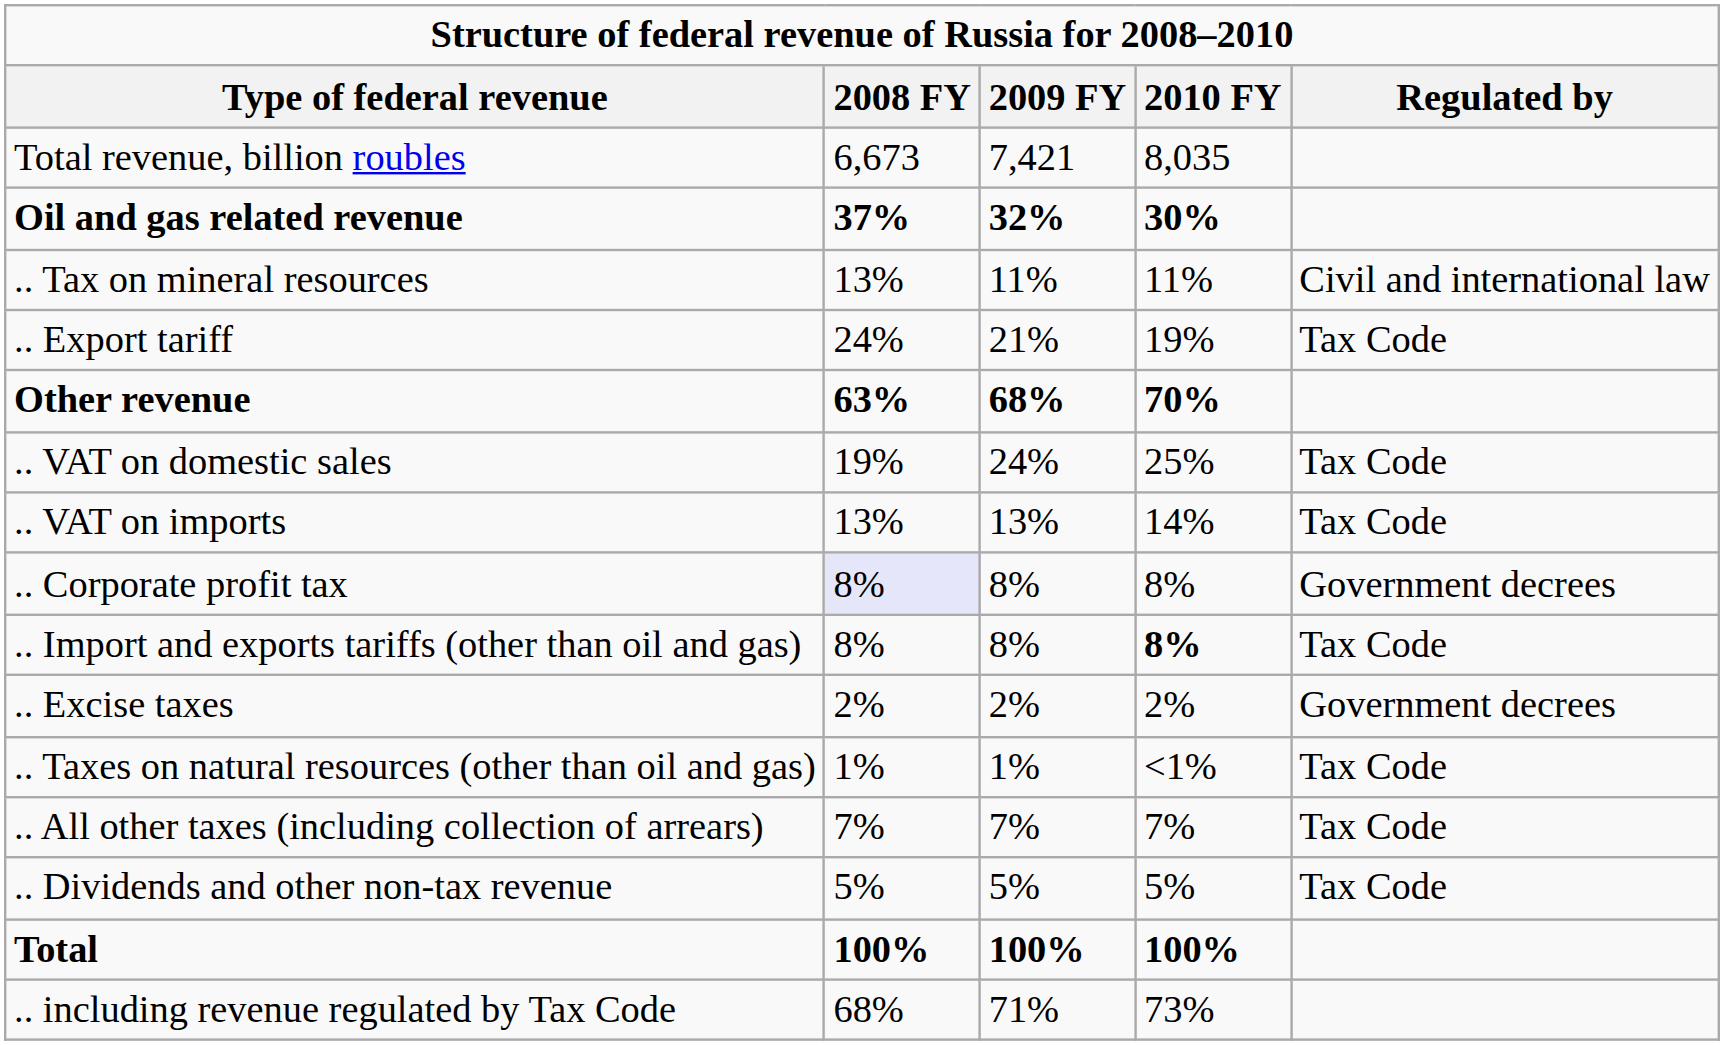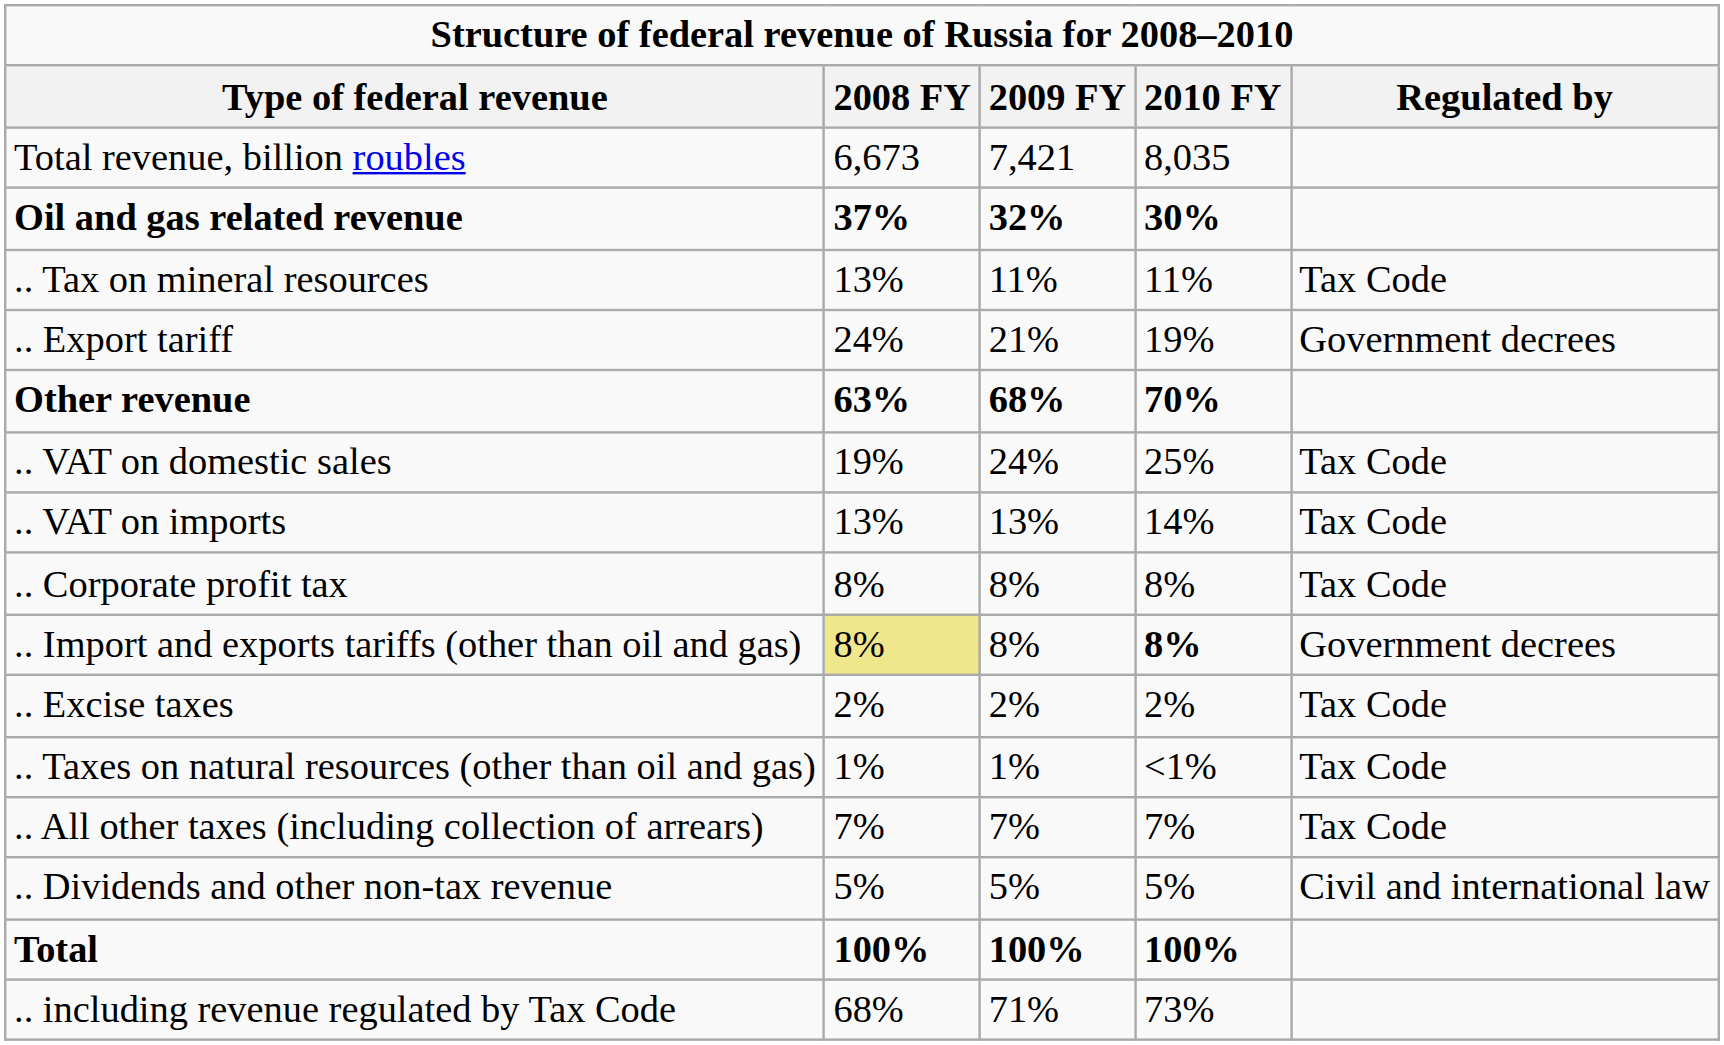(1505, 278) Civil and international law -> (1373, 278) Tax Code
(1373, 339) Tax Code -> (1458, 339) Government decrees
(859, 583) lavender background -> (859, 583) no background
(1458, 583) Government decrees -> (1373, 583) Tax Code
(859, 643) no background -> (859, 643) khaki background
(1373, 643) Tax Code -> (1458, 643) Government decrees
(1458, 704) Government decrees -> (1373, 704) Tax Code
(1373, 887) Tax Code -> (1505, 887) Civil and international law
